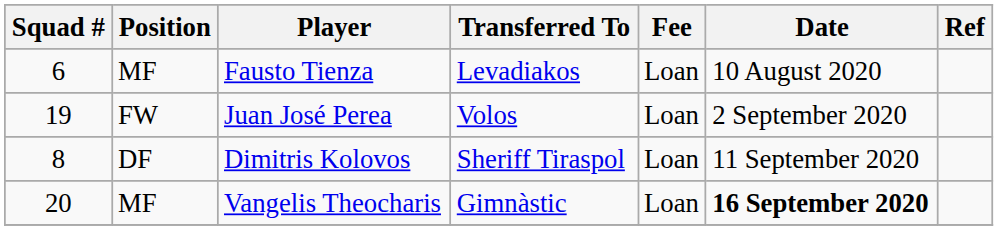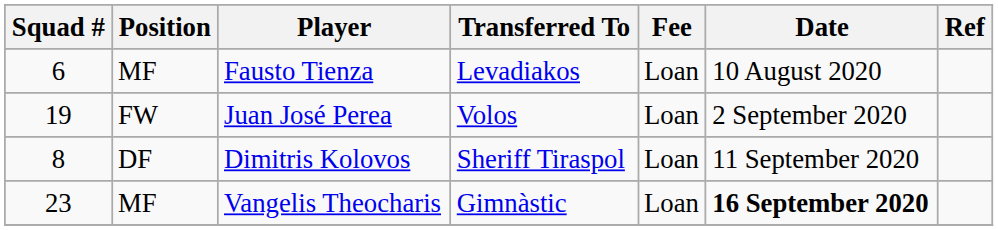(58, 203) 20 -> (58, 203) 23
